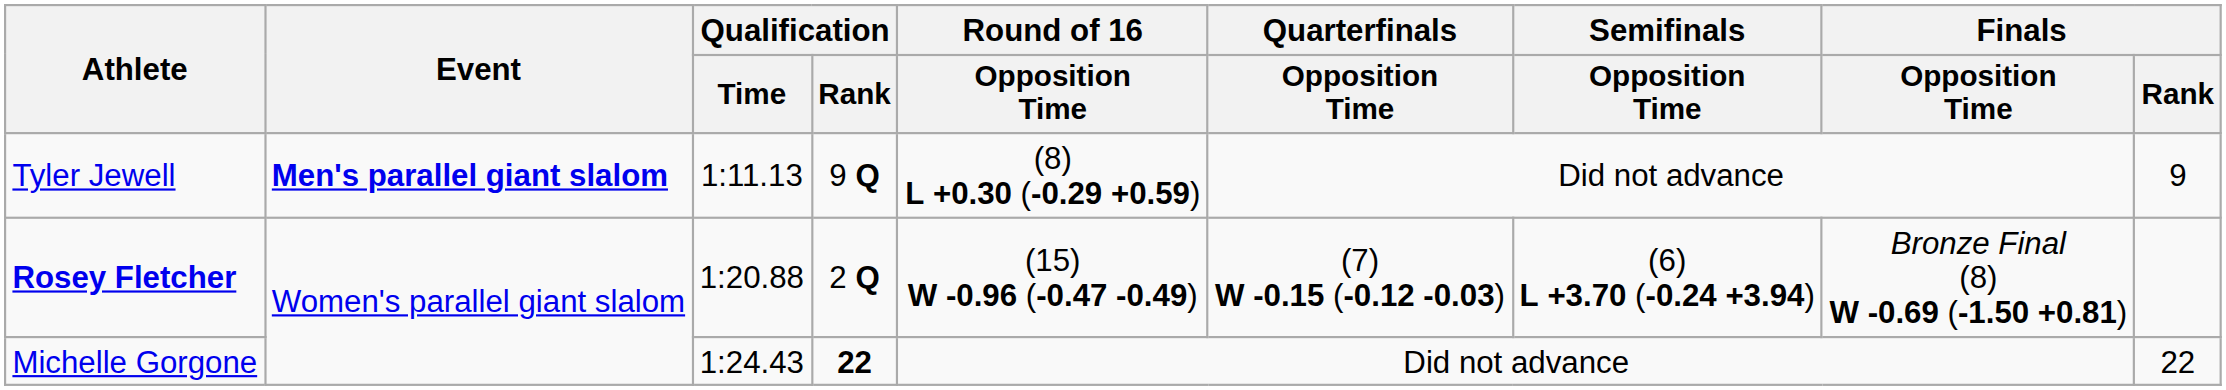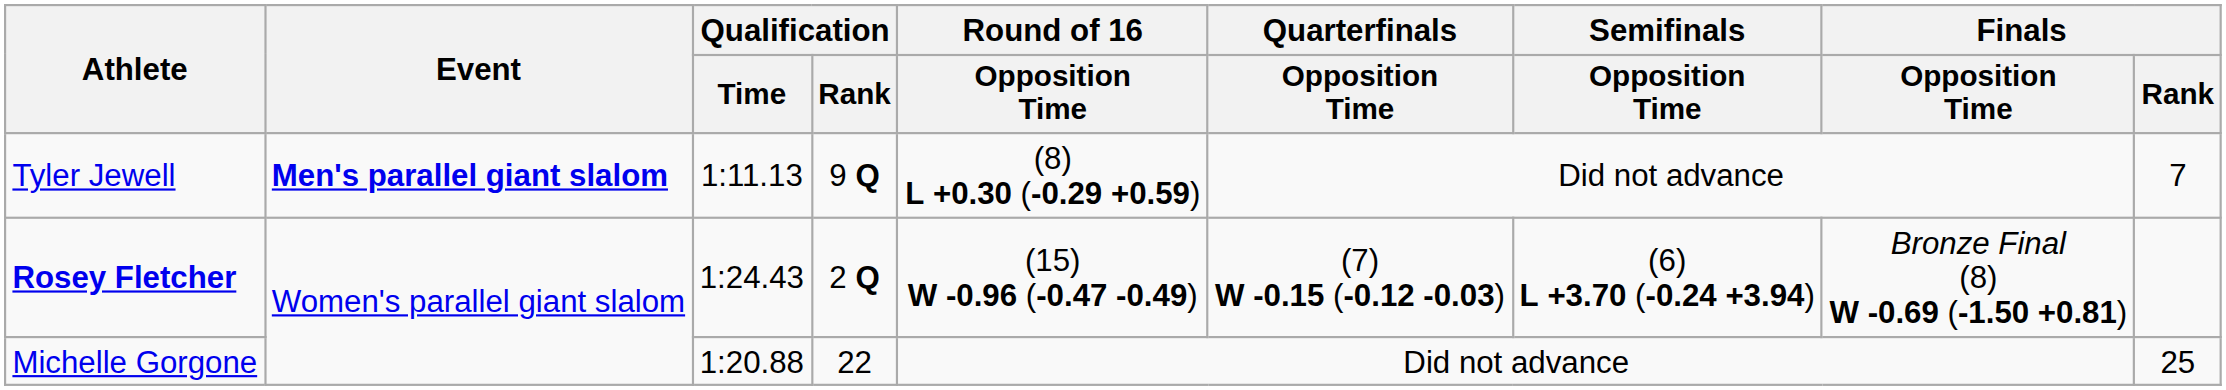(2178, 176) 9 -> (2178, 176) 7
(752, 277) 1:20.88 -> (752, 277) 1:24.43
(752, 362) 1:24.43 -> (752, 362) 1:20.88
(855, 362) bold -> (855, 362) normal
(2178, 362) 22 -> (2178, 362) 25
